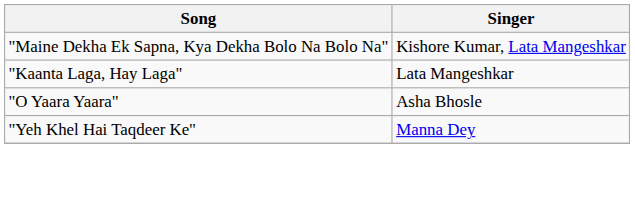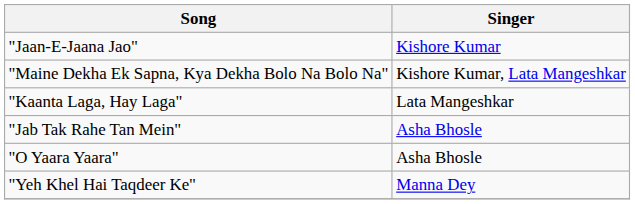+ row: (73, 46)
+ row: (95, 129)
